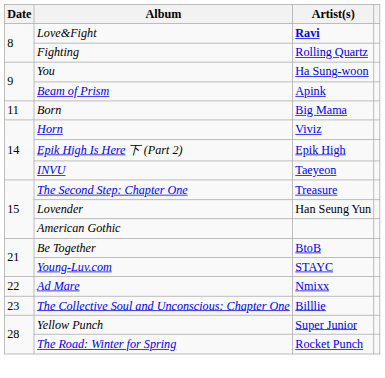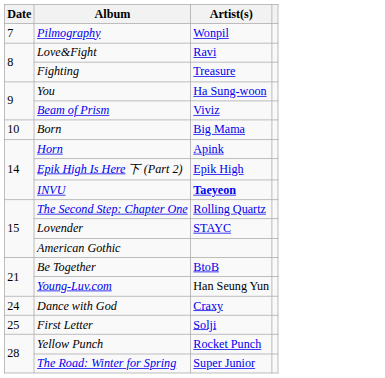+ row: (69, 33)
(307, 33) bold -> (205, 52) normal
(332, 52) Rolling Quartz -> (214, 71) Treasure
(311, 91) Apink -> (206, 110) Viviz
(13, 110) 11 -> (13, 129) 10
(308, 129) Viviz -> (209, 149) Apink
(316, 170) normal -> (215, 189) bold
(316, 189) Treasure -> (230, 209) Rolling Quartz
(333, 209) Han Seung Yun -> (212, 228) STAYC
(314, 267) STAYC -> (231, 286) Han Seung Yun
- row: (58, 286)
- row: (163, 305)
+ row: (77, 305)
+ row: (65, 324)
(326, 324) Super Junior -> (227, 344) Rocket Punch
(329, 344) Rocket Punch -> (224, 363) Super Junior
